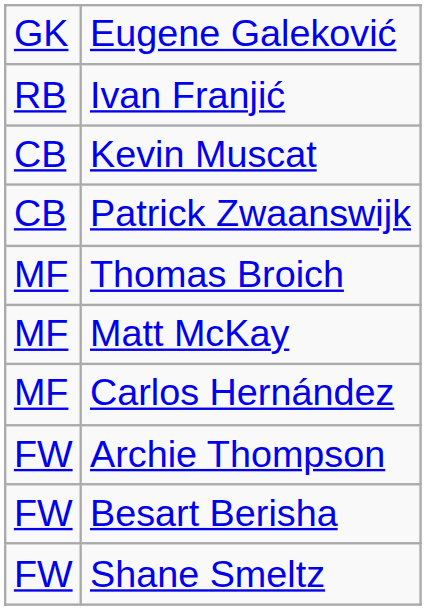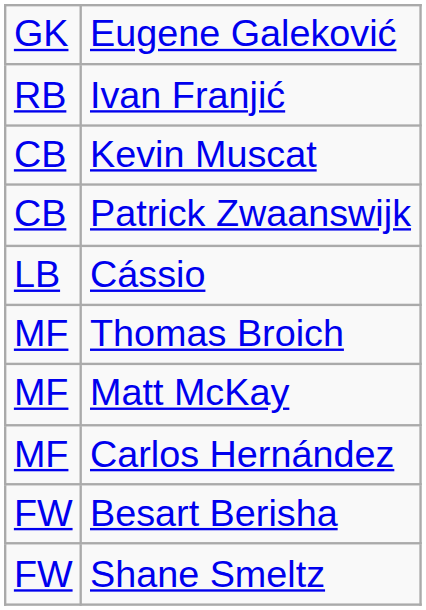+ row: (148, 273)
- row: (238, 453)
